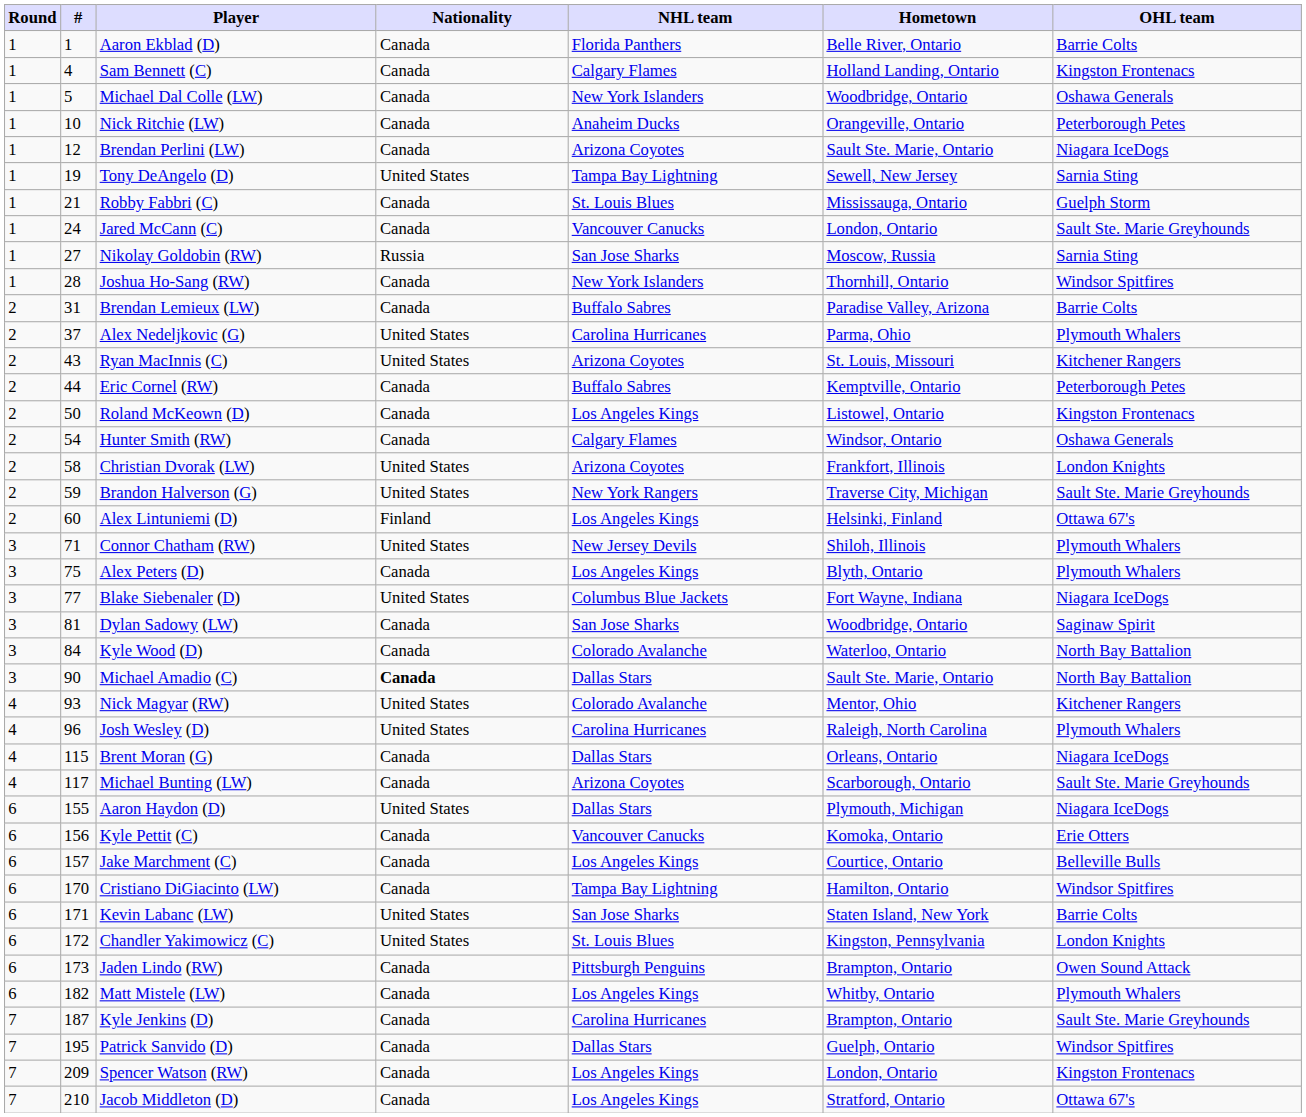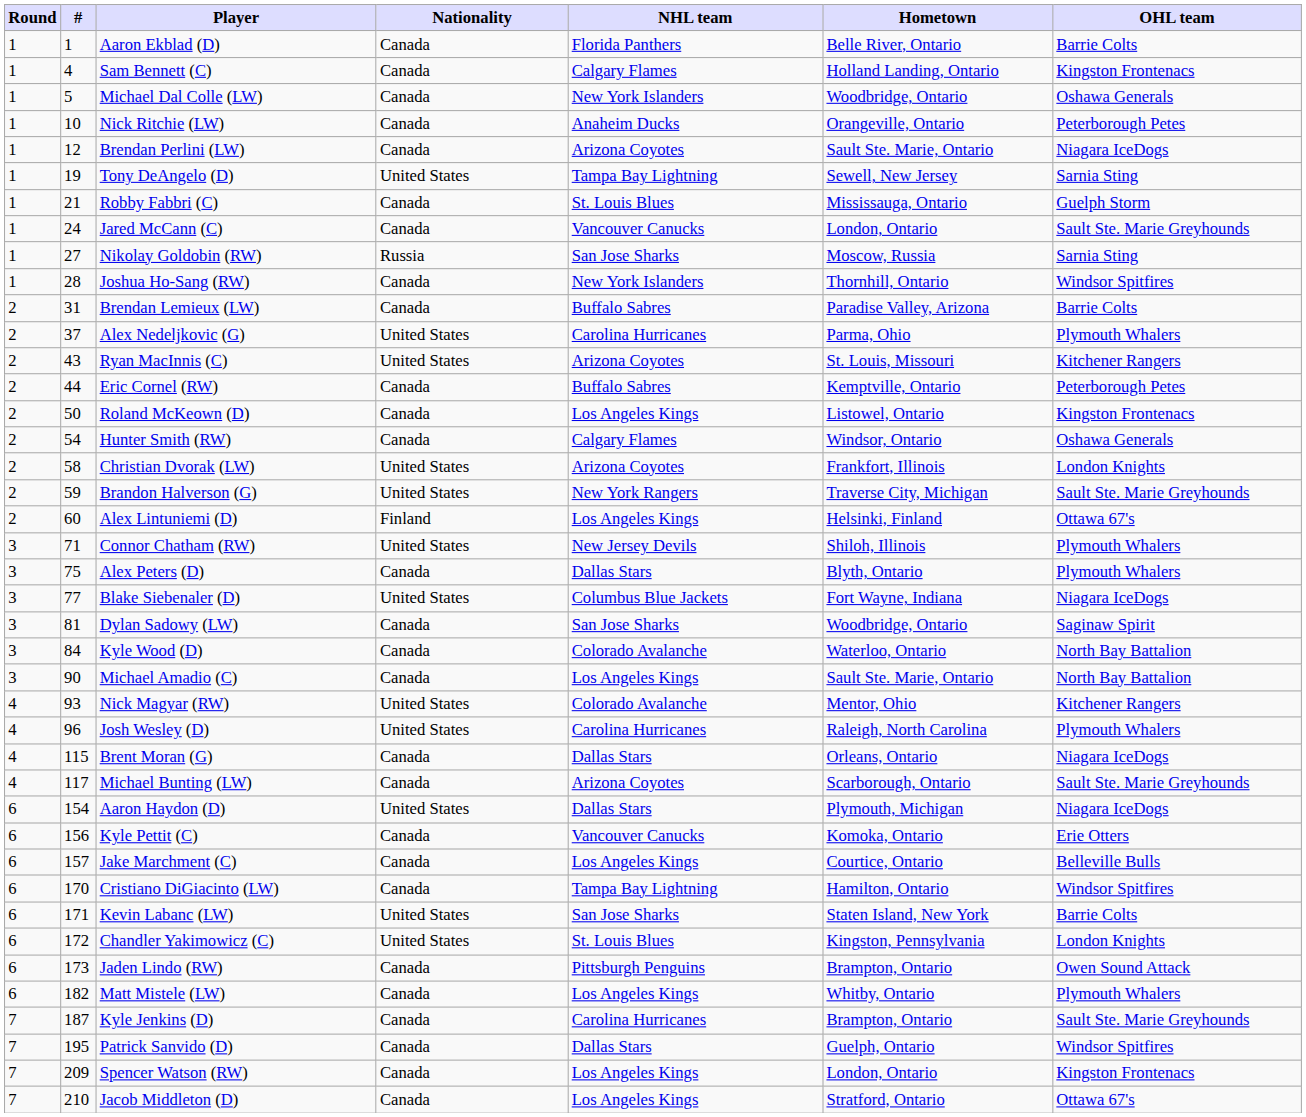(635, 571) Los Angeles Kings -> (612, 571) Dallas Stars
(408, 677) bold -> (405, 677) normal
(612, 677) Dallas Stars -> (635, 677) Los Angeles Kings
(77, 809) 155 -> (77, 809) 154
